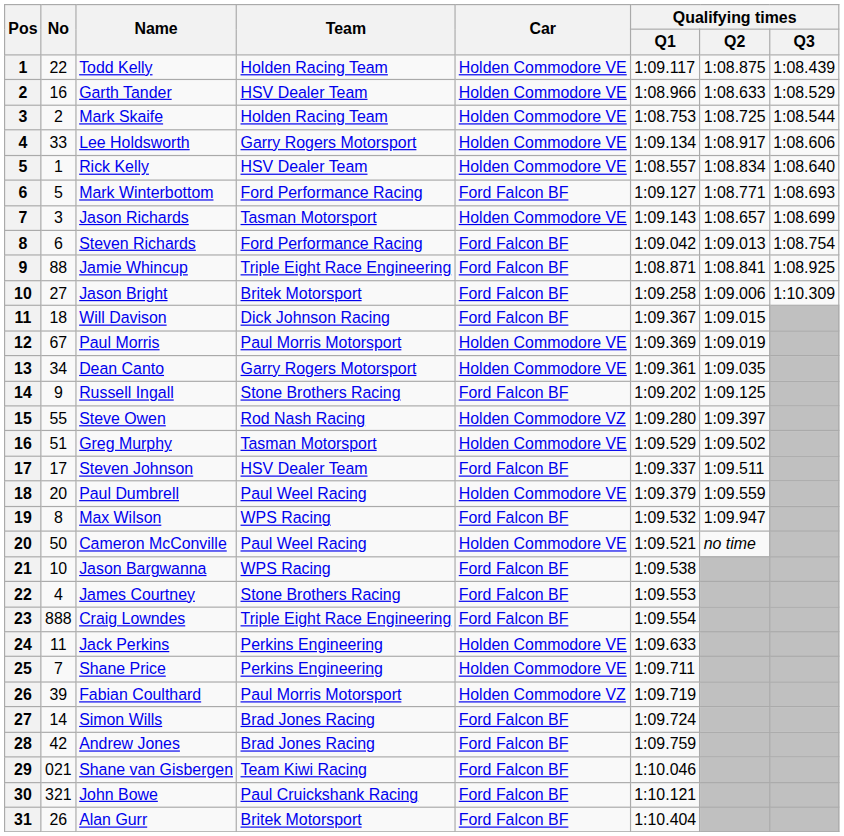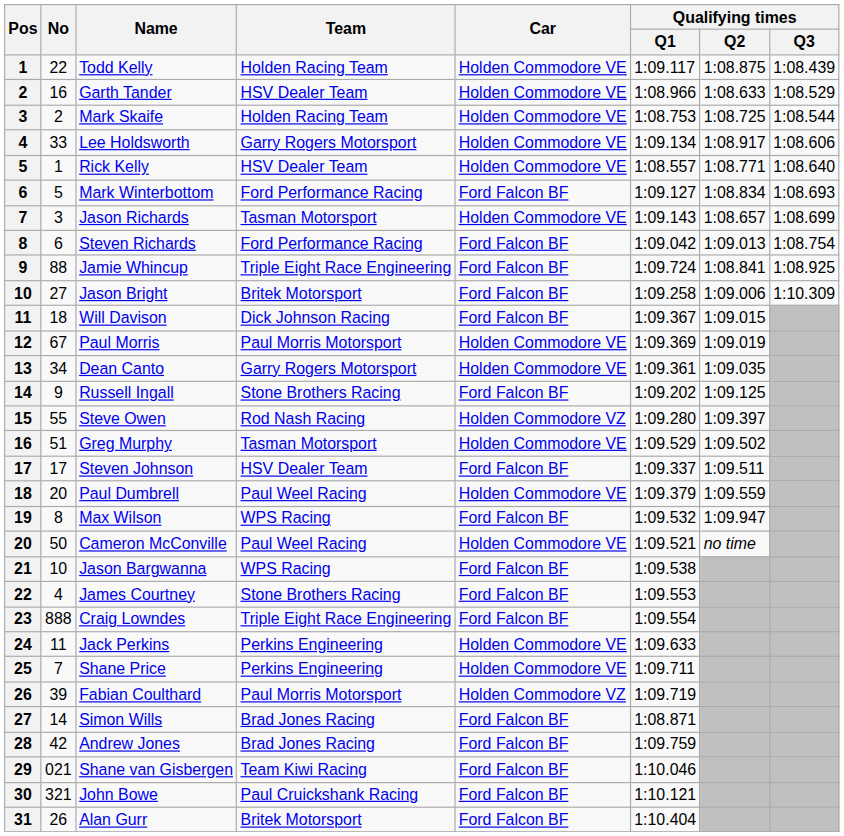(735, 167) 1:08.834 -> (735, 167) 1:08.771
(735, 192) 1:08.771 -> (735, 192) 1:08.834
(665, 268) 1:08.871 -> (665, 268) 1:09.724
(665, 719) 1:09.724 -> (665, 719) 1:08.871
